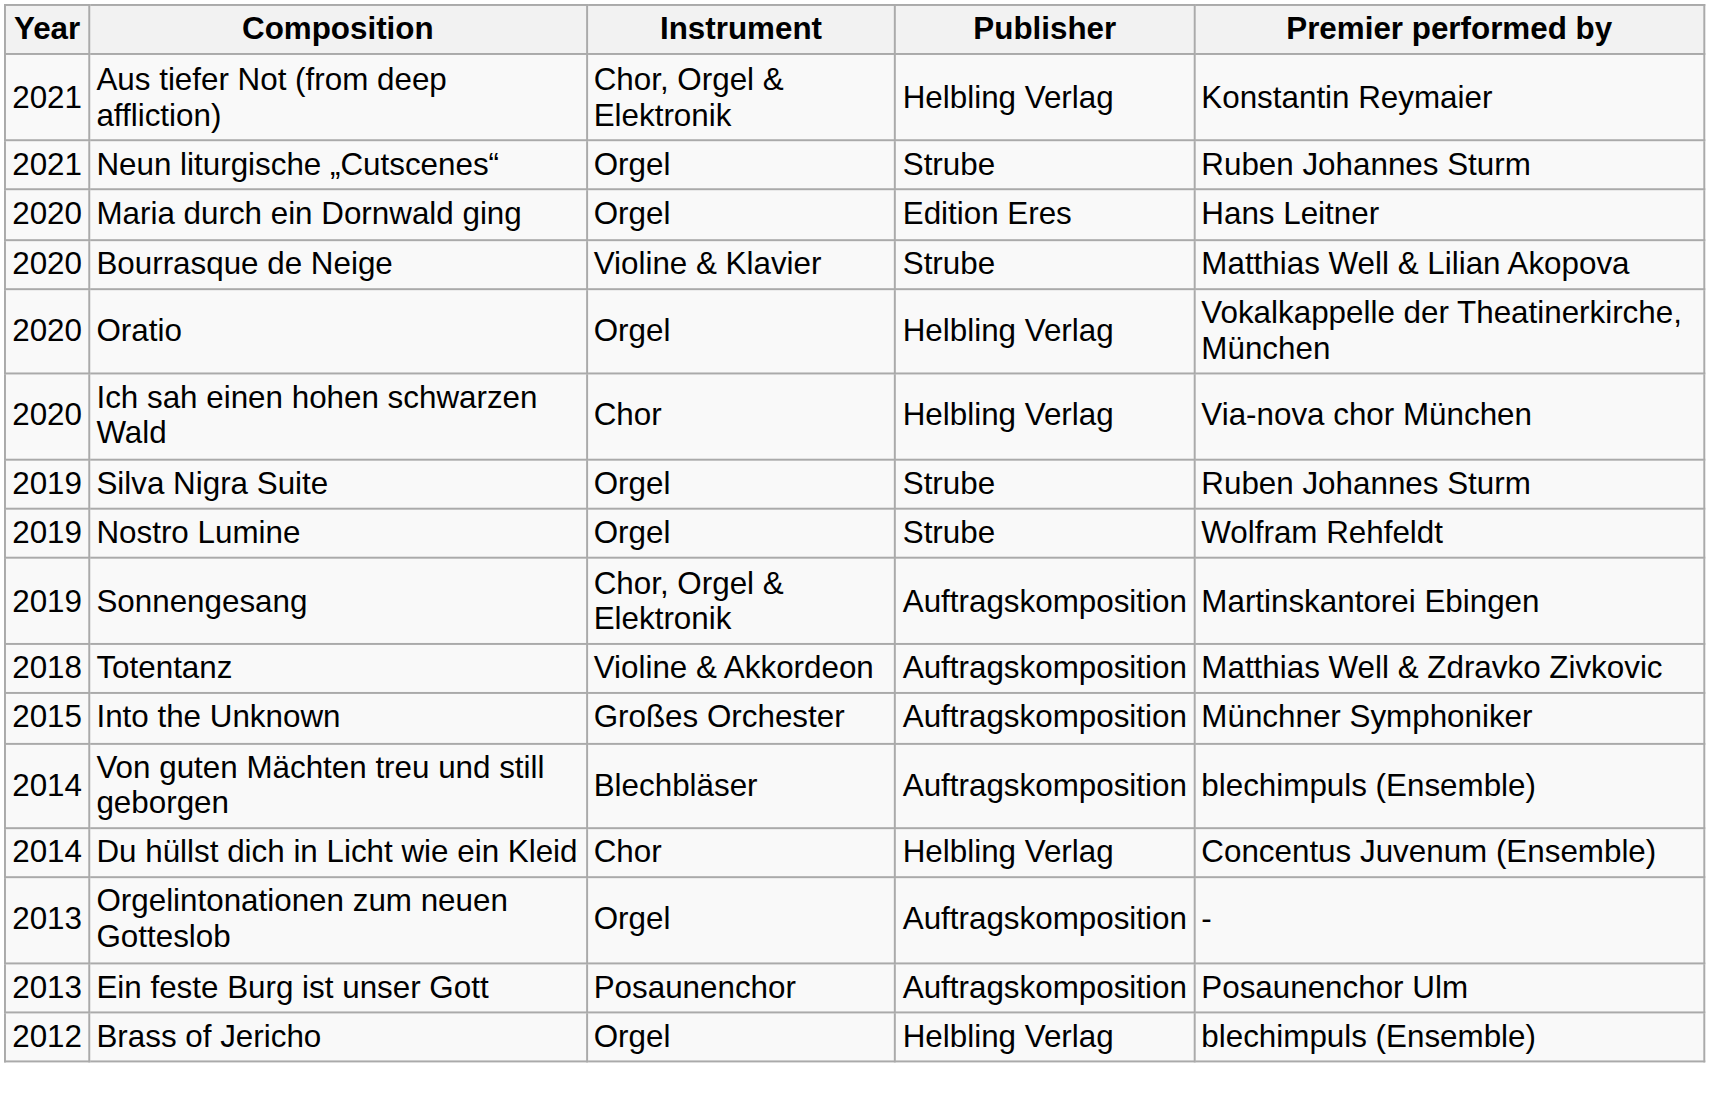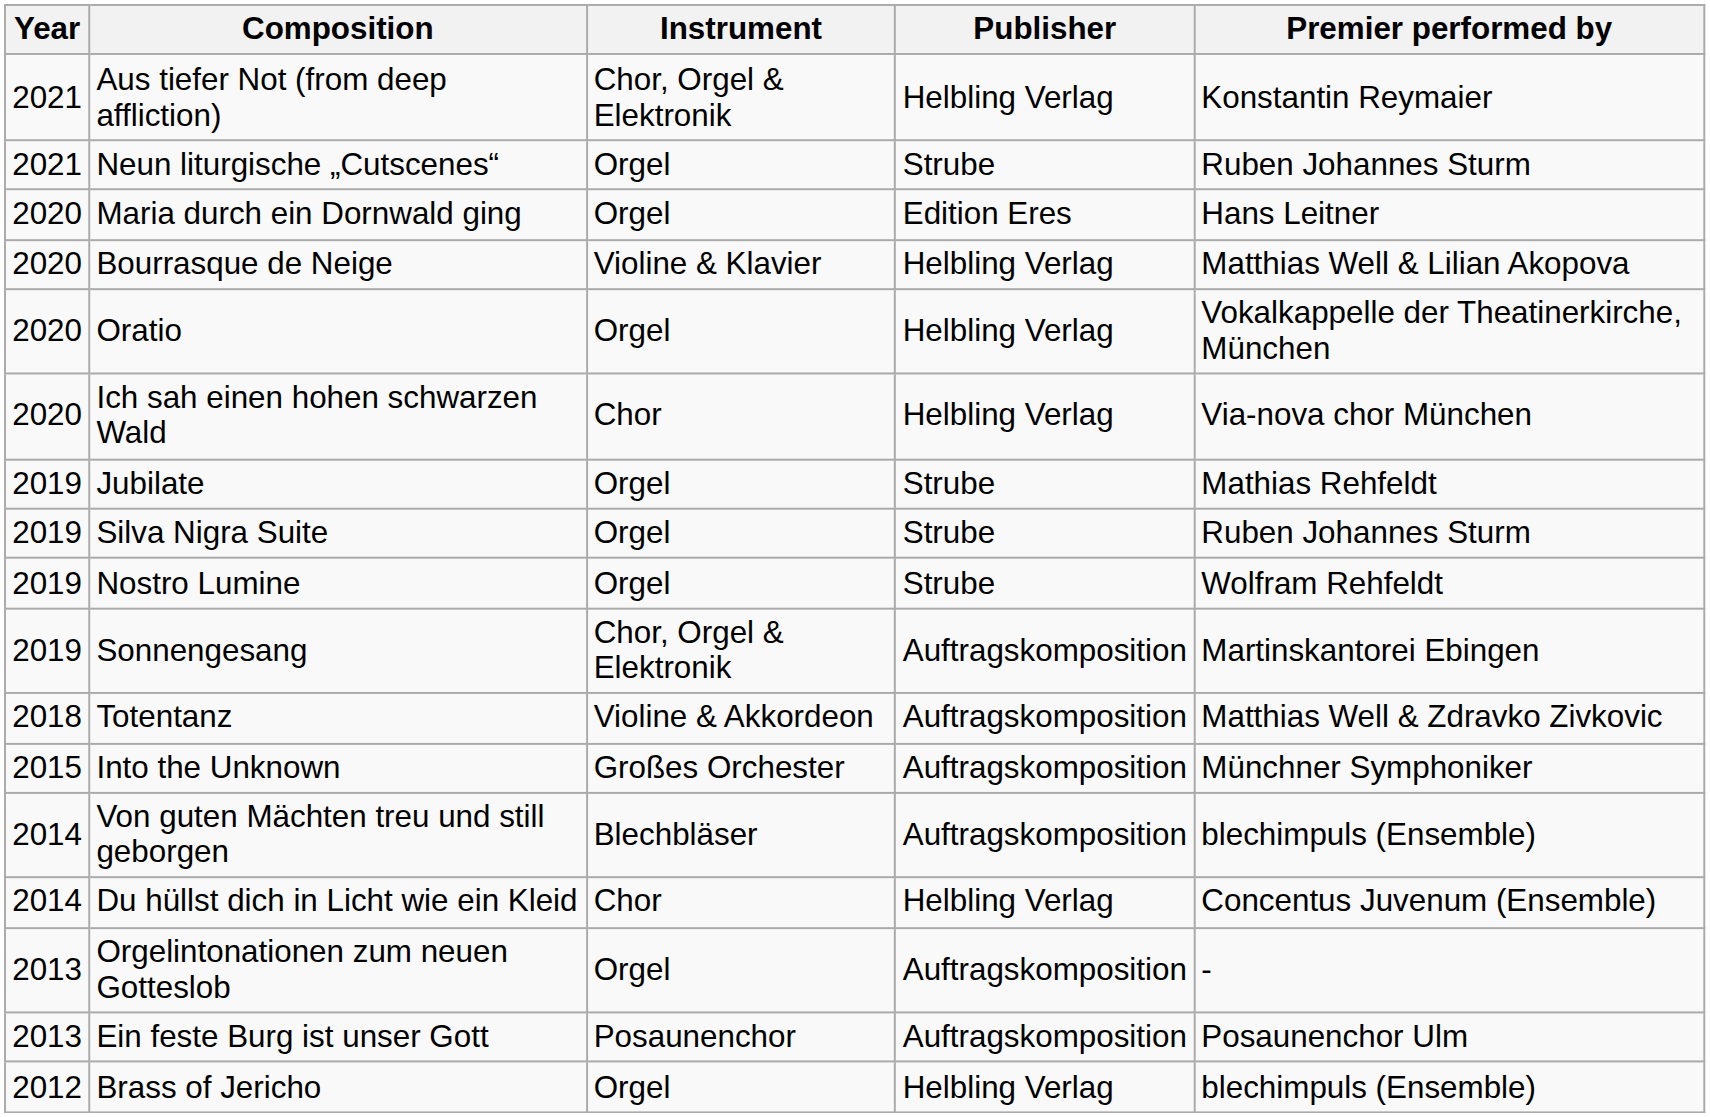(949, 263) Strube -> (1008, 263) Helbling Verlag
+ row: (150, 483)
